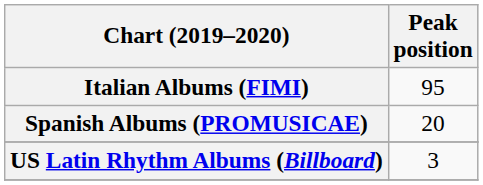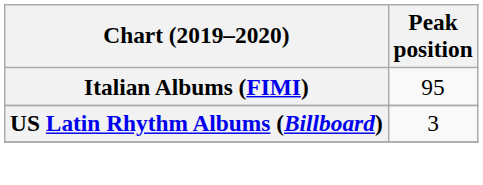- row: (196, 123)
